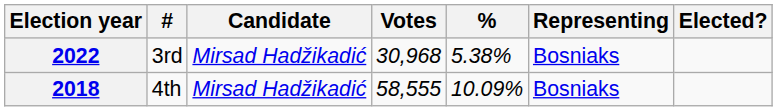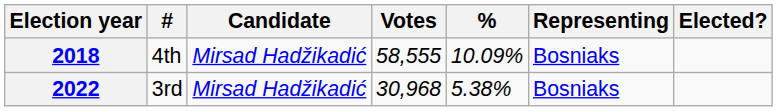rows swapped: (76, 88) <-> (76, 55)
